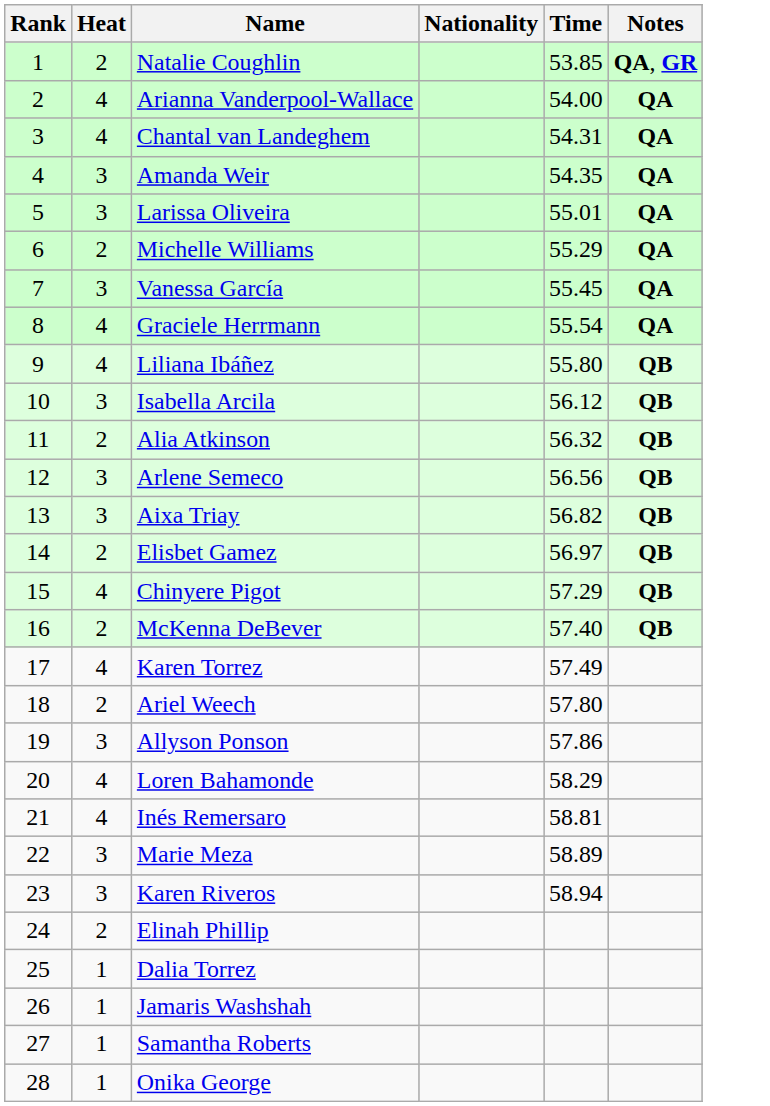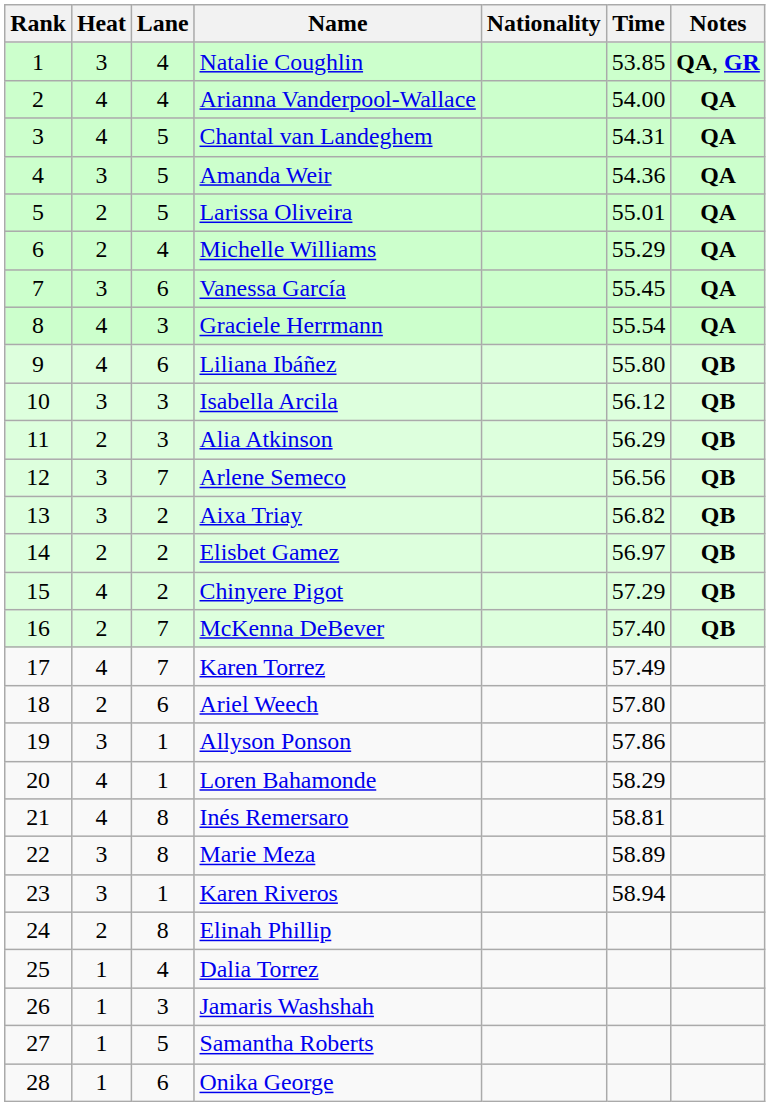+ column: (163, 23)
(101, 61) 2 -> (101, 61) 3
(576, 174) 54.35 -> (639, 174) 54.36
(101, 212) 3 -> (101, 212) 2
(576, 439) 56.32 -> (639, 439) 56.29
